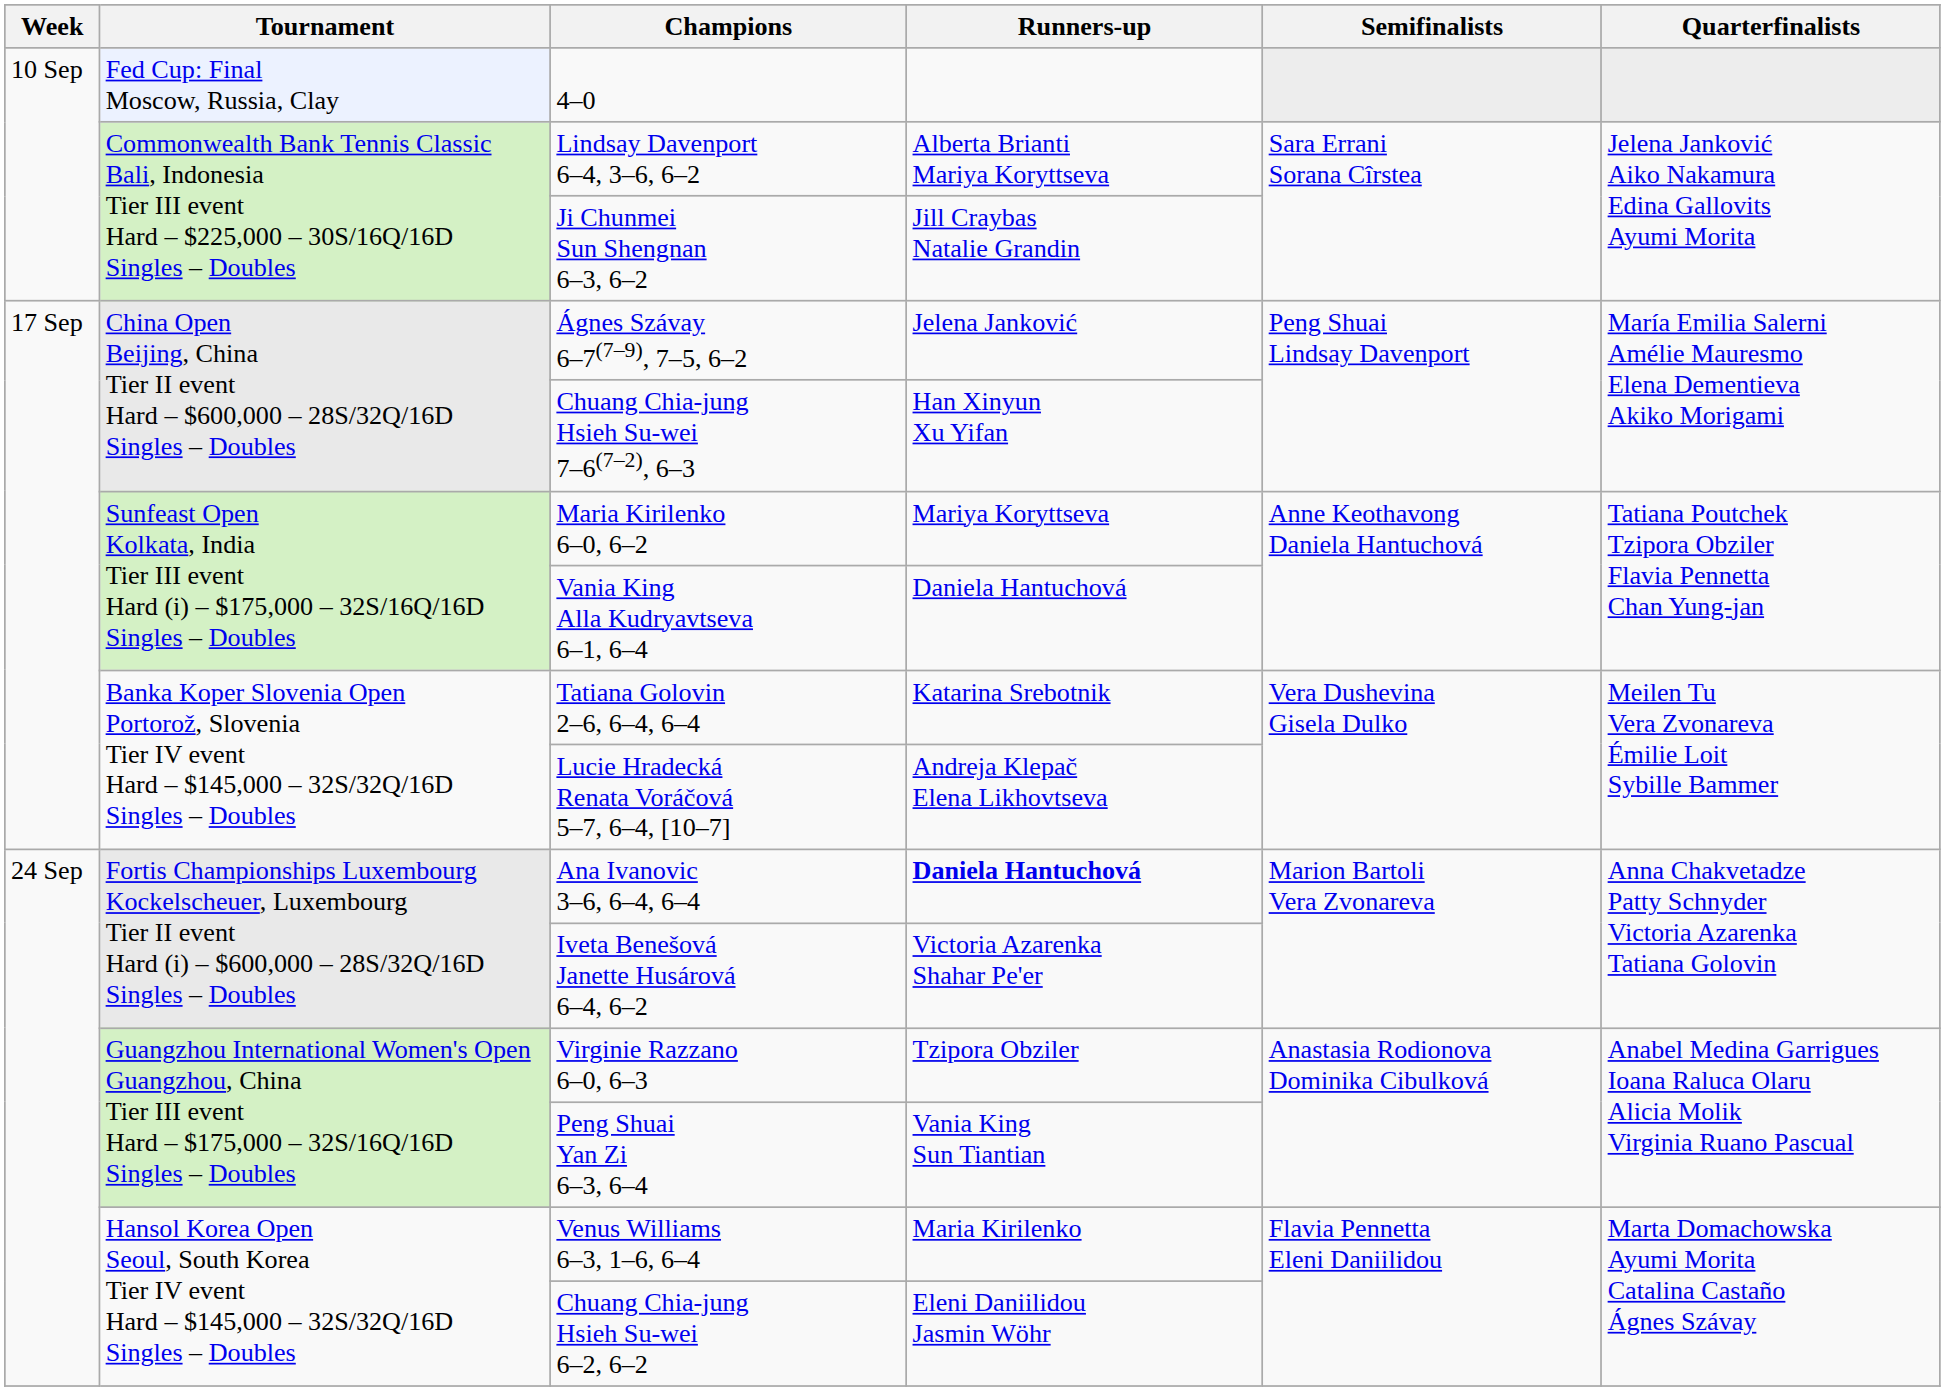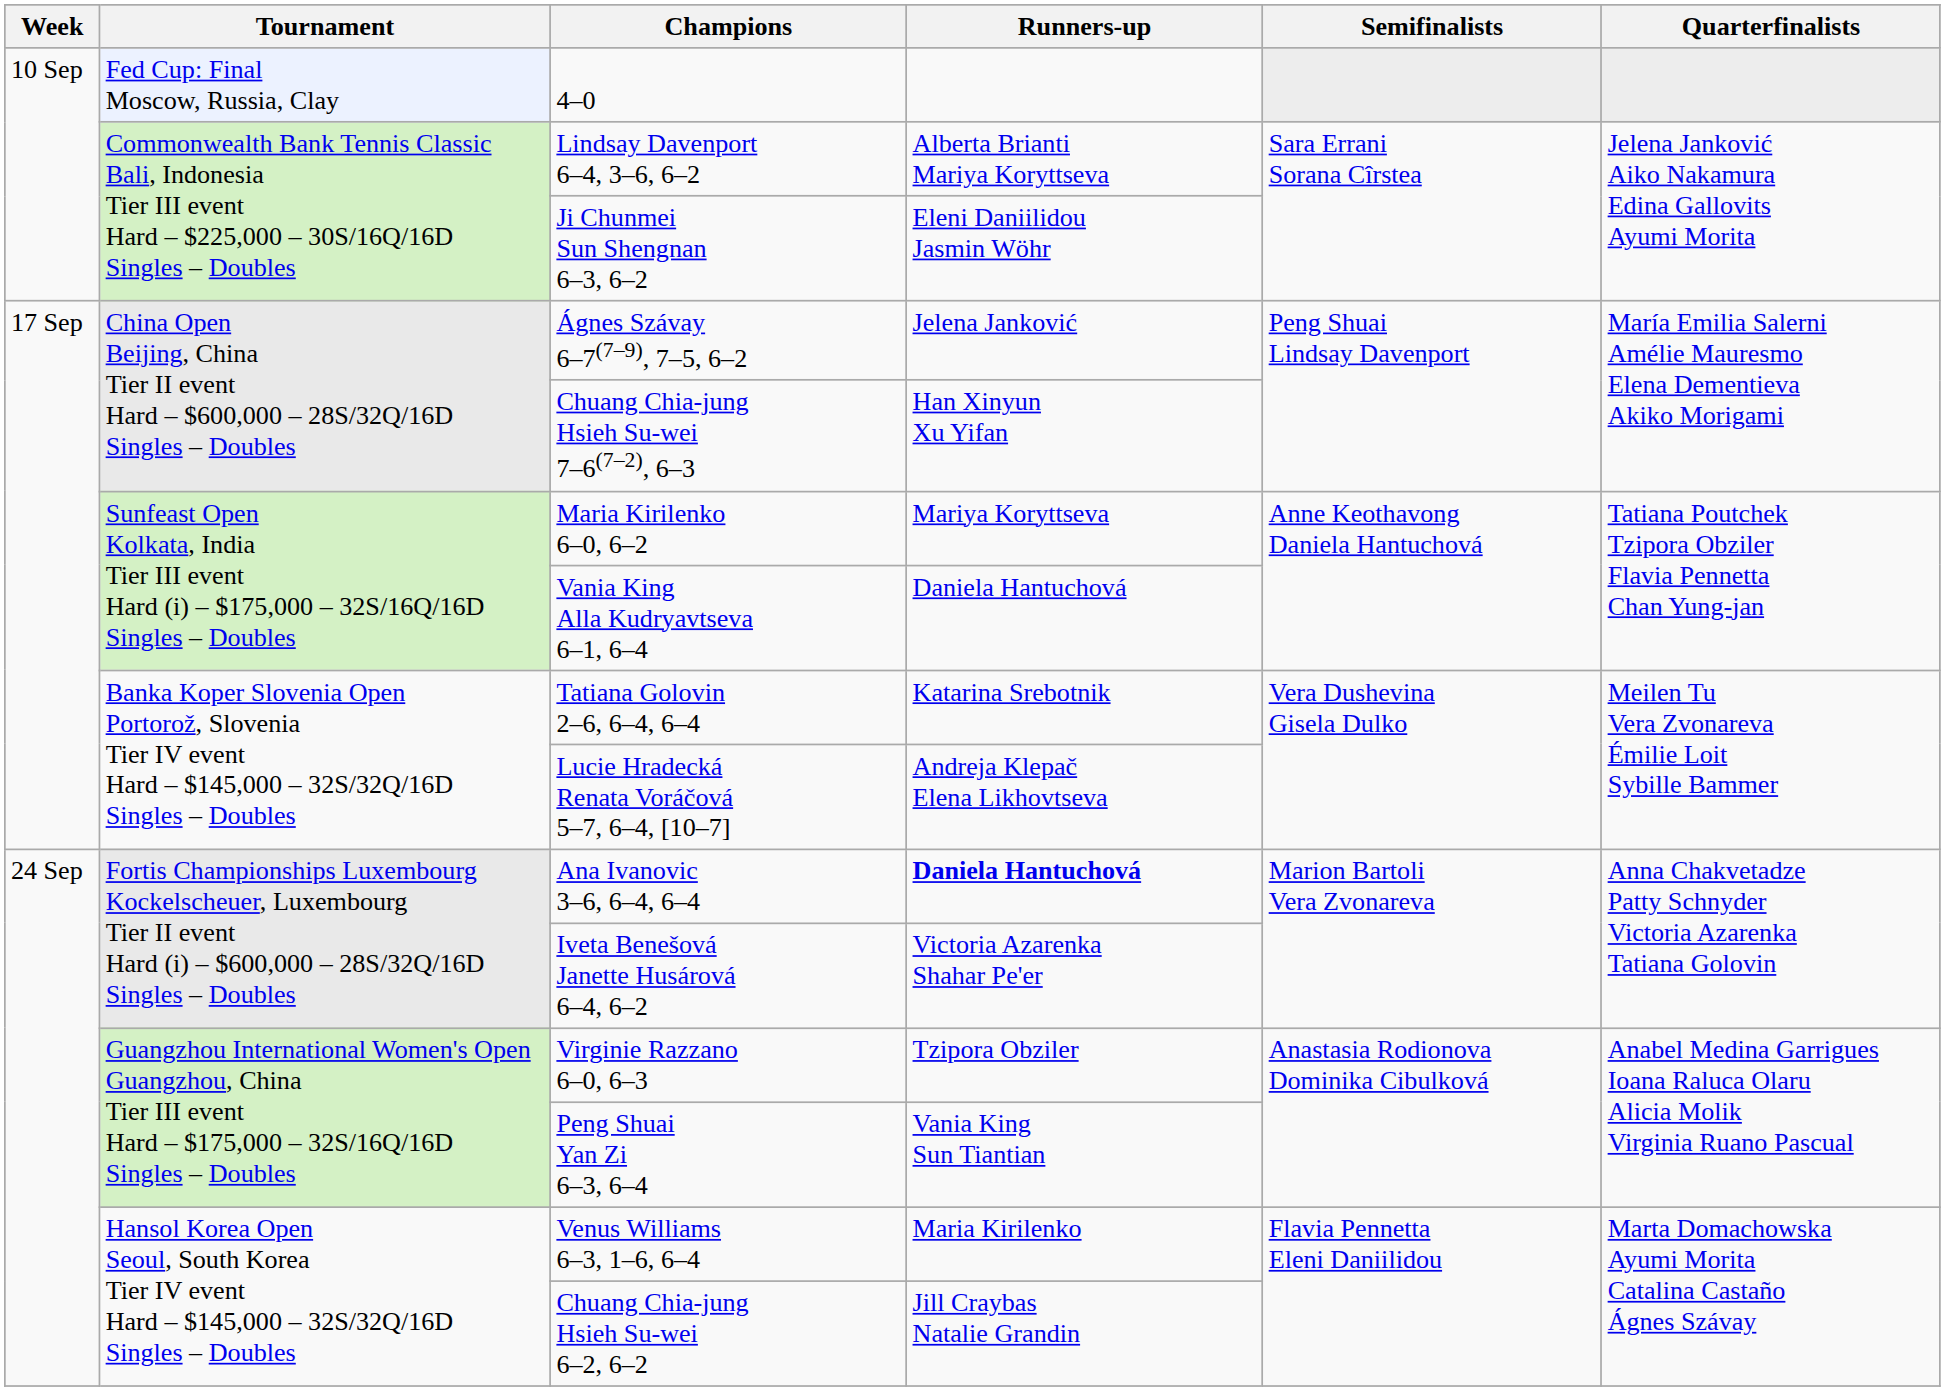(996, 232) Jill Craybas Natalie Grandin -> (999, 232) Eleni Daniilidou Jasmin Wöhr
(999, 1318) Eleni Daniilidou Jasmin Wöhr -> (996, 1318) Jill Craybas Natalie Grandin
